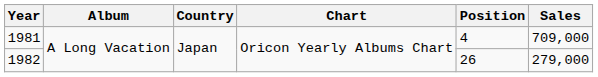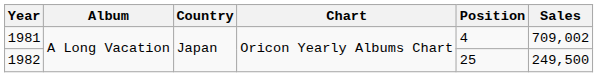(560, 38) 709,000 -> (560, 38) 709,002
(468, 60) 26 -> (468, 60) 25
(560, 60) 279,000 -> (560, 60) 249,500
